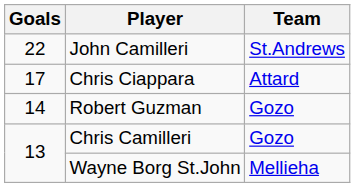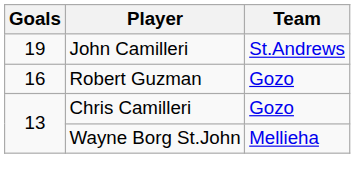(35, 49) 22 -> (35, 49) 19
- row: (132, 78)
(35, 108) 14 -> (35, 78) 16
